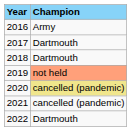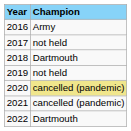(55, 42) Dartmouth -> (50, 42) not held
(50, 72) lightsalmon background -> (50, 72) no background
